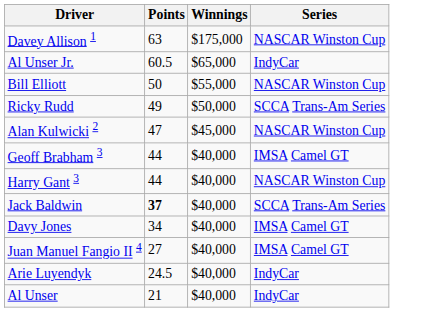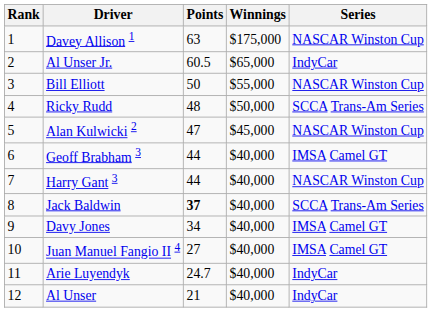+ column: (24, 15)
(155, 106) 49 -> (193, 106) 48
(160, 274) 24.5 -> (199, 274) 24.7
